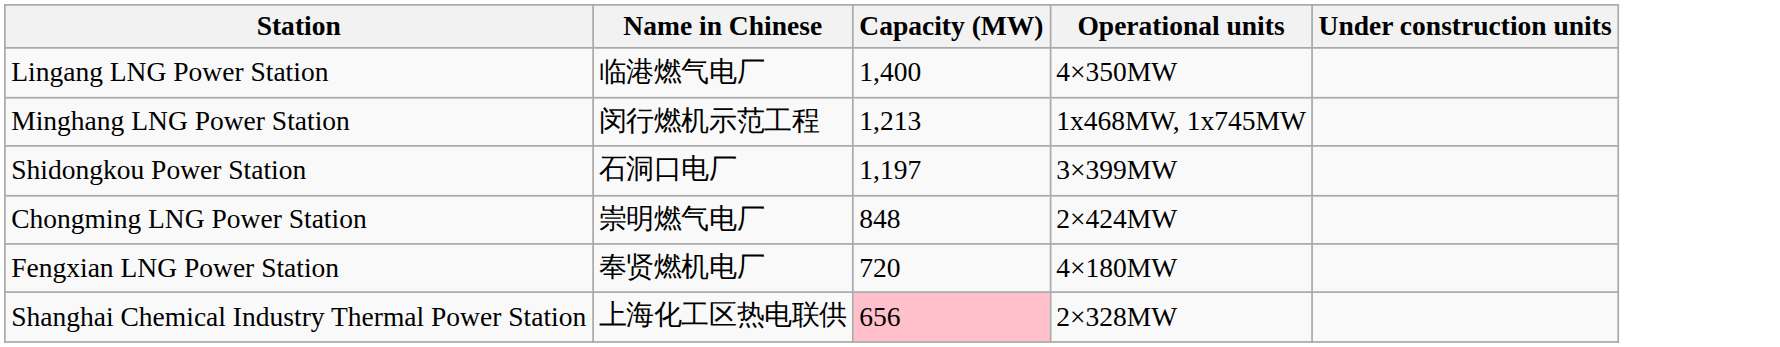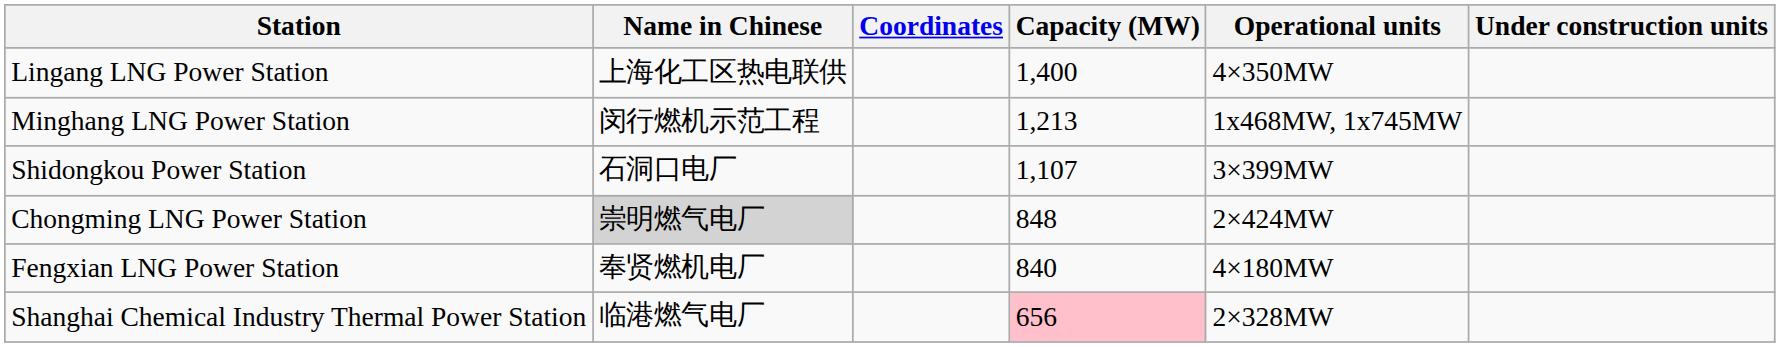+ column: (931, 26)
(681, 71) 临港燃气电厂 -> (723, 71) 上海化工区热电联供
(890, 170) 1,197 -> (1047, 170) 1,107
(681, 218) no background -> (681, 218) lightgrey background
(880, 267) 720 -> (1036, 267) 840
(723, 315) 上海化工区热电联供 -> (681, 315) 临港燃气电厂
